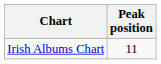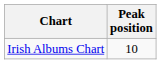(131, 48) 11 -> (131, 48) 10
